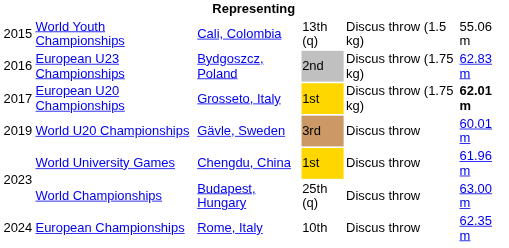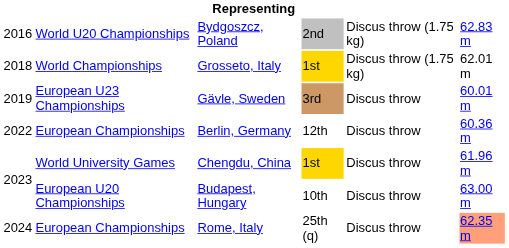- row: (239, 33)
(80, 66) European U23 Championships -> (112, 33) World U20 Championships
(18, 98) 2017 -> (18, 66) 2018
(80, 98) European U20 Championships -> (99, 66) World Championships
(476, 98) bold -> (476, 66) normal
(112, 131) World U20 Championships -> (80, 98) European U23 Championships
+ row: (244, 131)
(99, 195) World Championships -> (80, 195) European U20 Championships
(315, 195) 25th (q) -> (315, 195) 10th
(315, 228) 10th -> (315, 228) 25th (q)
(476, 228) no background -> (476, 228) lightsalmon background
